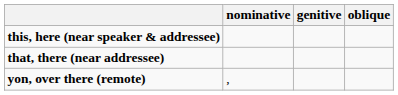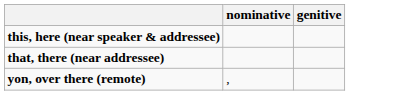- column: (369, 15)
